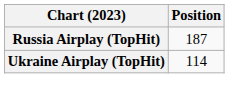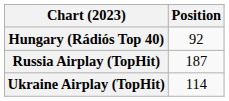+ row: (86, 38)
